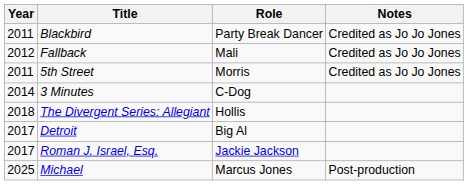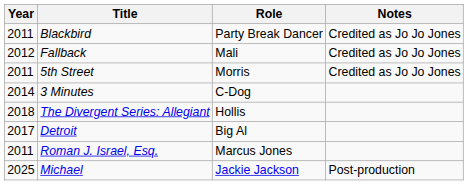(21, 151) 2017 -> (20, 151) 2011
(257, 151) Jackie Jackson -> (254, 151) Marcus Jones
(254, 170) Marcus Jones -> (257, 170) Jackie Jackson
